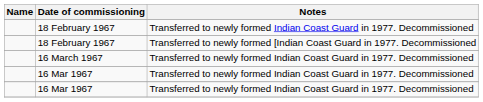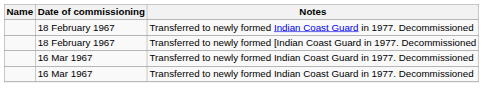- row: (70, 58)
